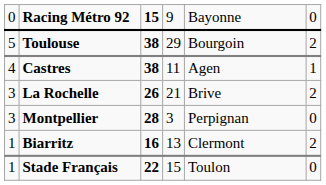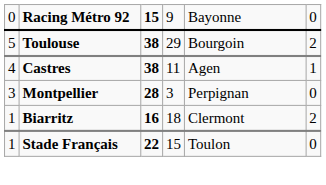- row: (61, 93)
(173, 142) 13 -> (173, 118) 18
